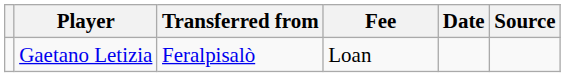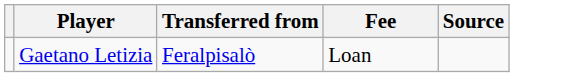- column: (464, 21)
